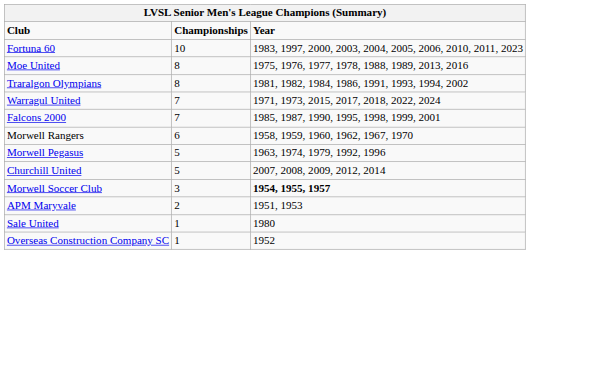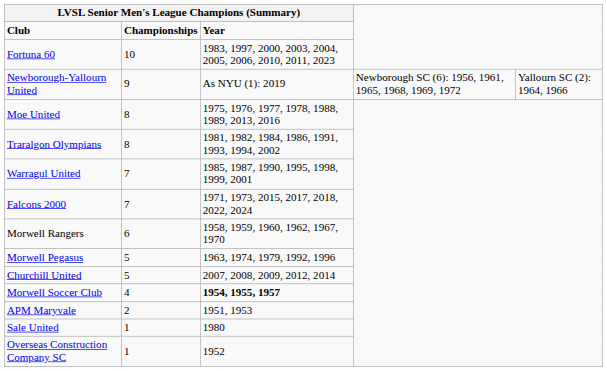+ row: (57, 84)
(347, 100) 1971, 1973, 2015, 2017, 2018, 2022, 2024 -> (270, 174) 1985, 1987, 1990, 1995, 1998, 1999, 2001
(347, 118) 1985, 1987, 1990, 1995, 1998, 1999, 2001 -> (270, 204) 1971, 1973, 2015, 2017, 2018, 2022, 2024
(177, 188) 3 -> (127, 292) 4
